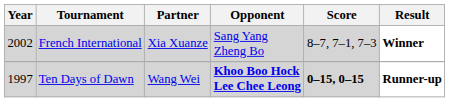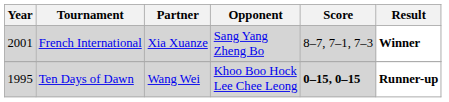(20, 43) 2002 -> (20, 43) 2001
(20, 79) 1997 -> (20, 79) 1995
(257, 79) bold -> (256, 79) normal
